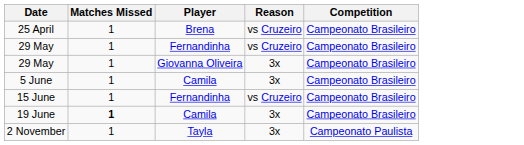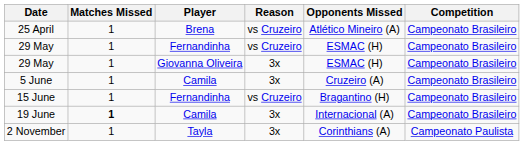+ column: (355, 13)
